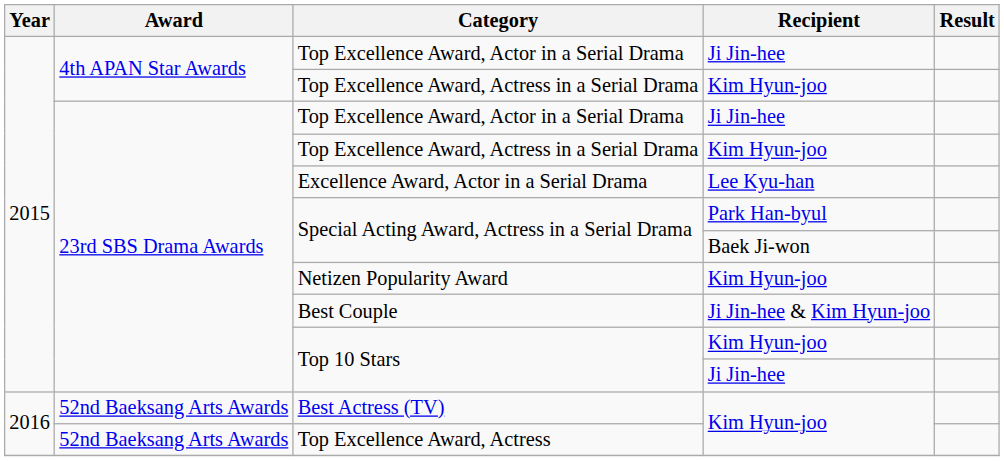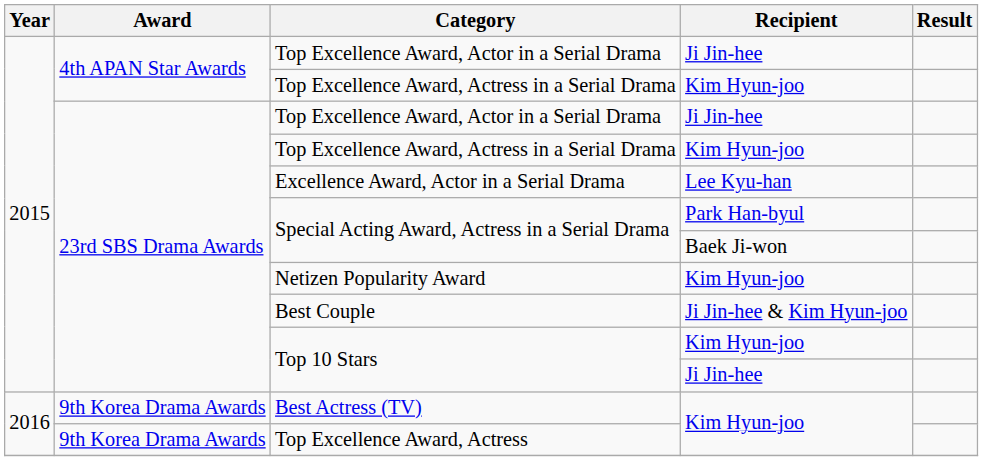(174, 407) 52nd Baeksang Arts Awards -> (163, 407) 9th Korea Drama Awards
(174, 439) 52nd Baeksang Arts Awards -> (163, 439) 9th Korea Drama Awards
